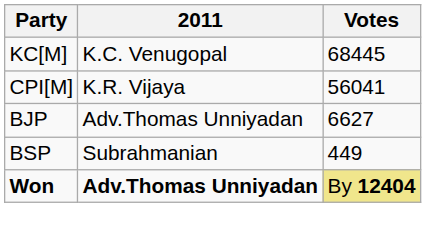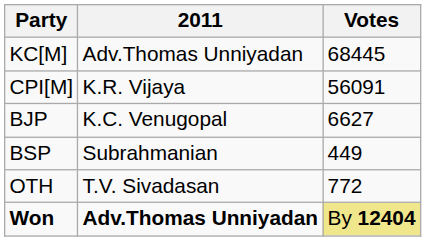(155, 53) K.C. Venugopal -> (193, 53) Adv.Thomas Unniyadan
(356, 86) 56041 -> (356, 86) 56091
(193, 119) Adv.Thomas Unniyadan -> (155, 119) K.C. Venugopal
+ row: (31, 185)
